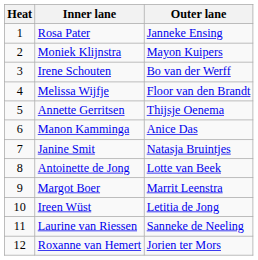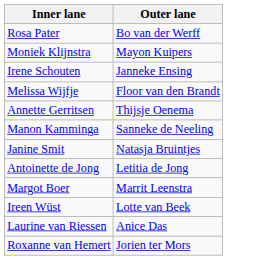- column: (20, 14)
(185, 33) Janneke Ensing -> (158, 33) Bo van der Werff
(189, 71) Bo van der Werff -> (154, 71) Janneke Ensing
(172, 129) Anice Das -> (165, 129) Sanneke de Neeling
(184, 168) Lotte van Beek -> (152, 168) Letitia de Jong
(183, 206) Letitia de Jong -> (153, 206) Lotte van Beek
(195, 226) Sanneke de Neeling -> (142, 226) Anice Das
